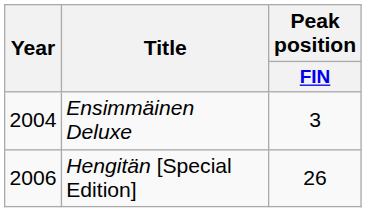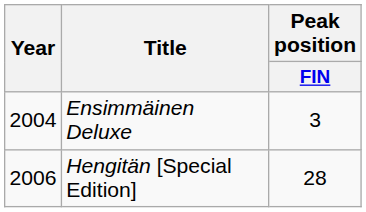(315, 177) 26 -> (315, 177) 28
